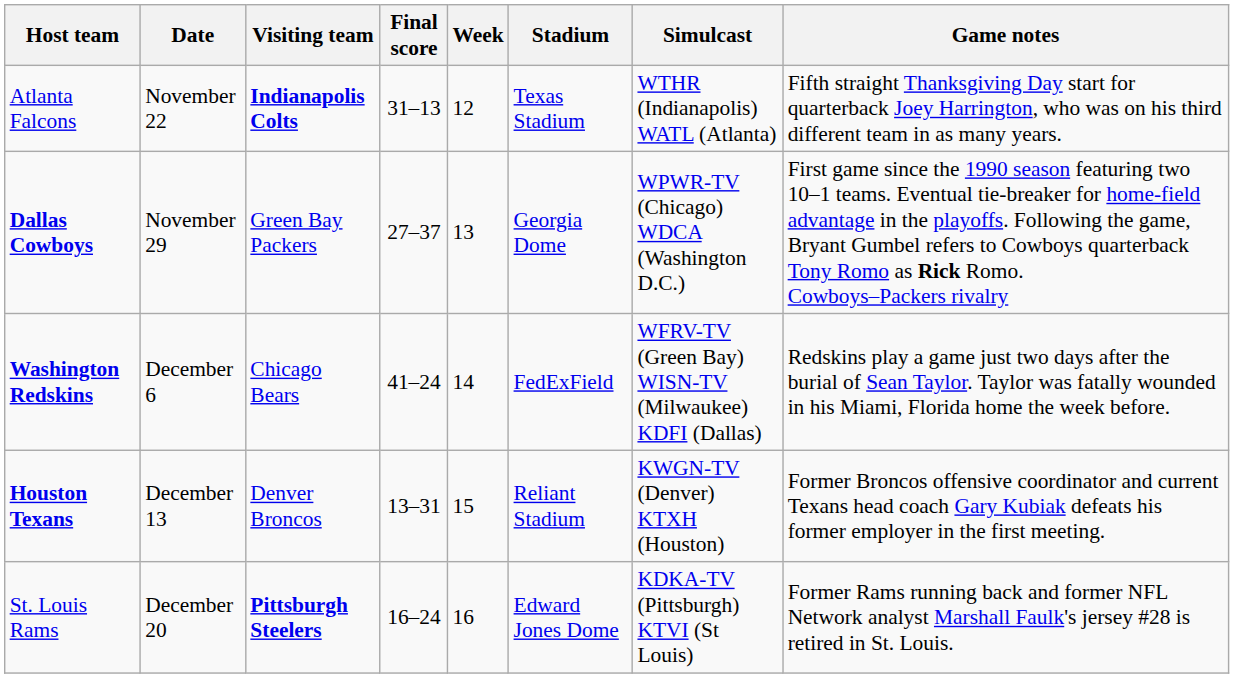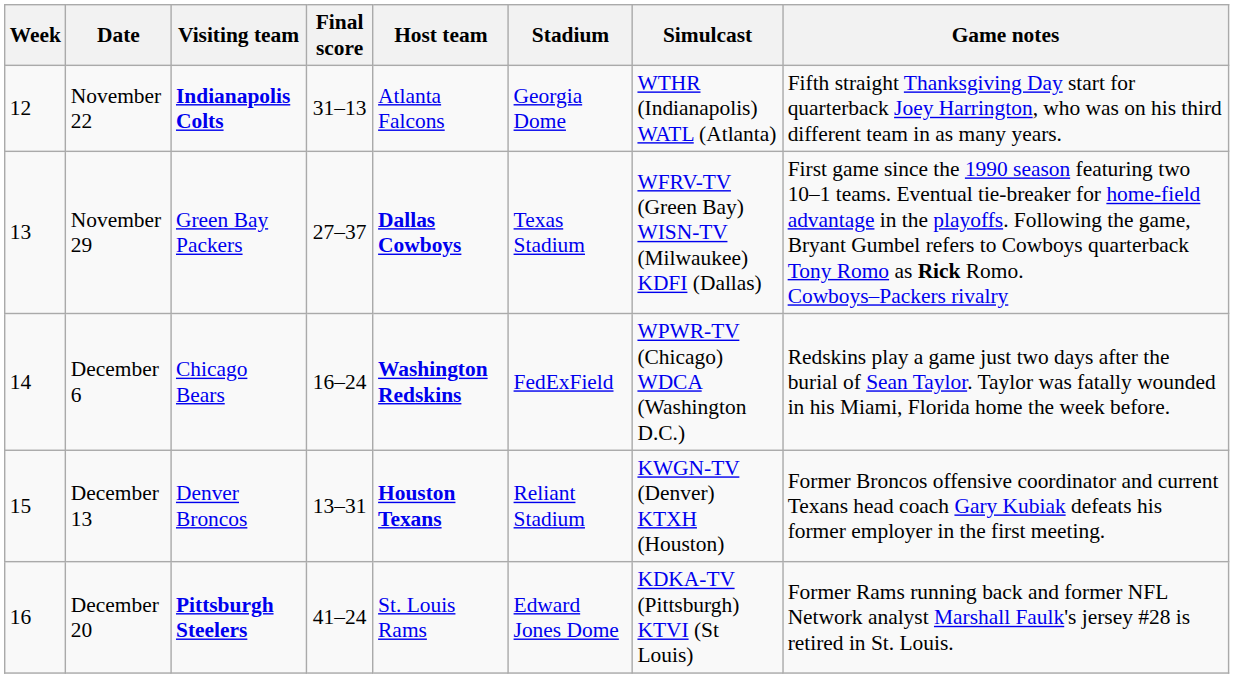columns swapped: (478, 35) <-> (72, 35)
(549, 108) Texas Stadium -> (548, 108) Georgia Dome
(548, 232) Georgia Dome -> (549, 232) Texas Stadium
(692, 232) WPWR-TV (Chicago) WDCA (Washington D.C.) -> (700, 232) WFRV-TV (Green Bay) WISN-TV (Milwaukee) KDFI (Dallas)
(414, 382) 41–24 -> (340, 382) 16–24
(700, 382) WFRV-TV (Green Bay) WISN-TV (Milwaukee) KDFI (Dallas) -> (692, 382) WPWR-TV (Chicago) WDCA (Washington D.C.)
(414, 617) 16–24 -> (340, 617) 41–24
